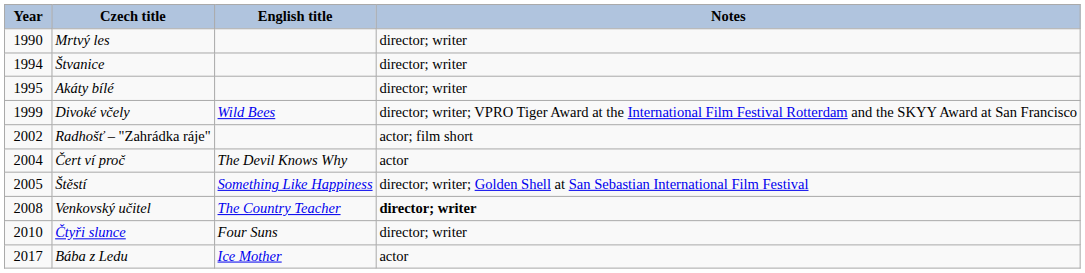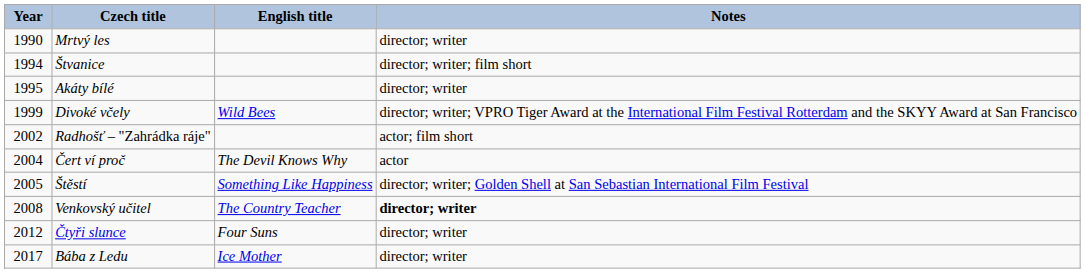(423, 64) director; writer -> (455, 64) director; writer; film short
(28, 232) 2010 -> (28, 232) 2012
(394, 256) actor -> (423, 256) director; writer
